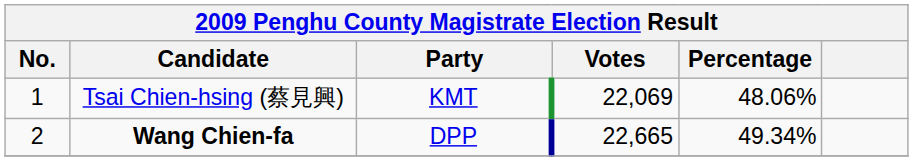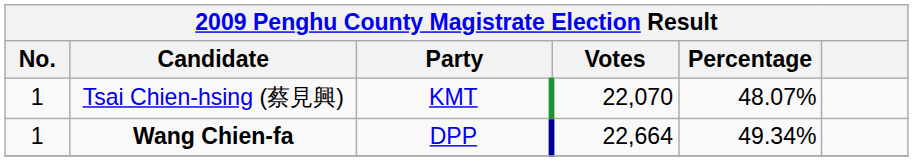(638, 98) 22,069 -> (638, 98) 22,070
(777, 98) 48.06% -> (777, 98) 48.07%
(37, 136) 2 -> (37, 136) 1
(638, 136) 22,665 -> (638, 136) 22,664
